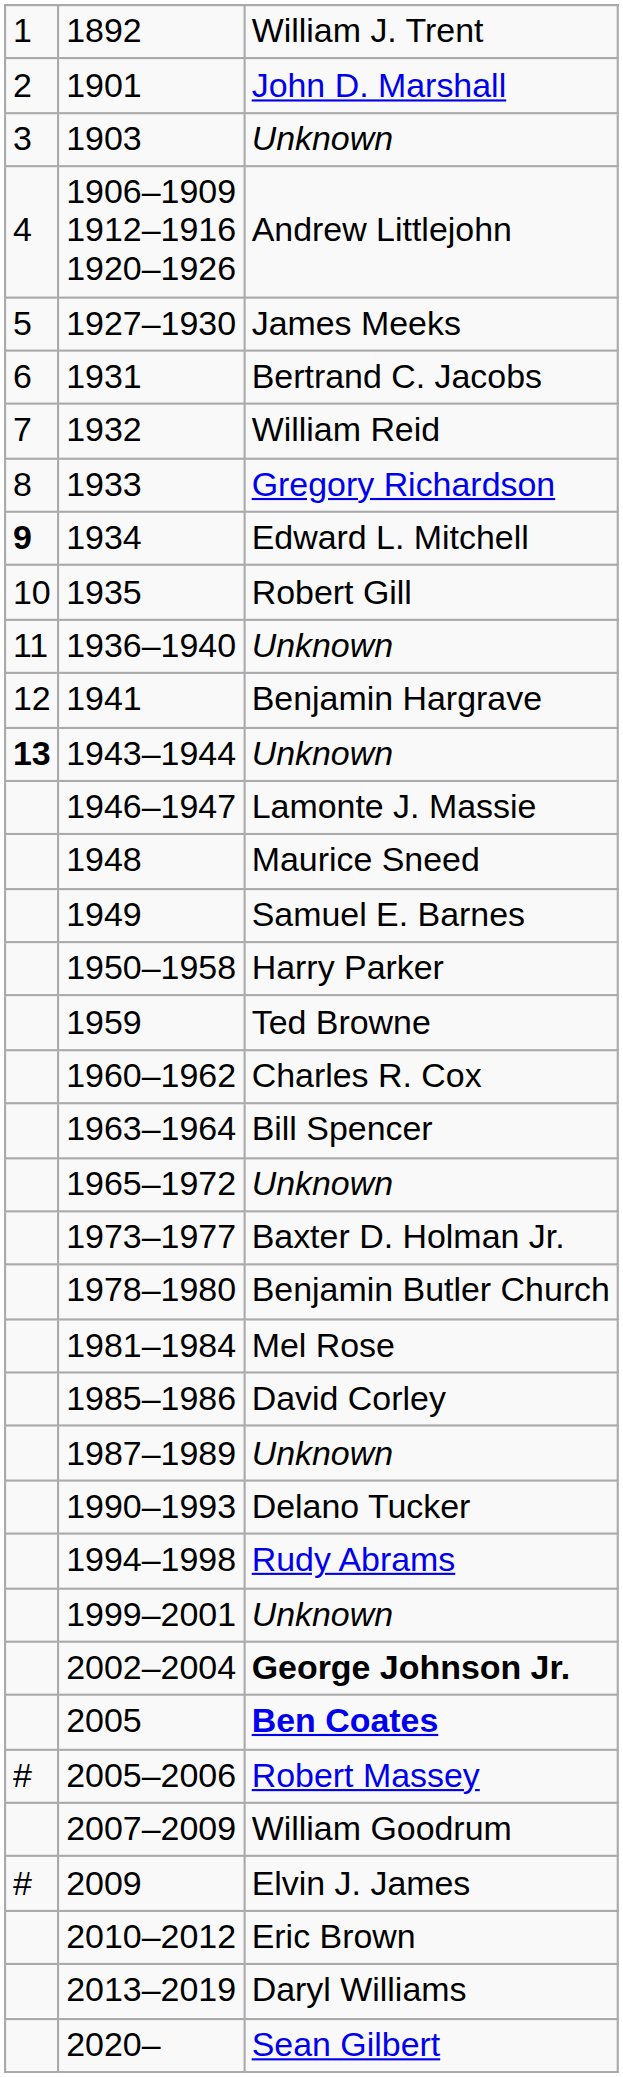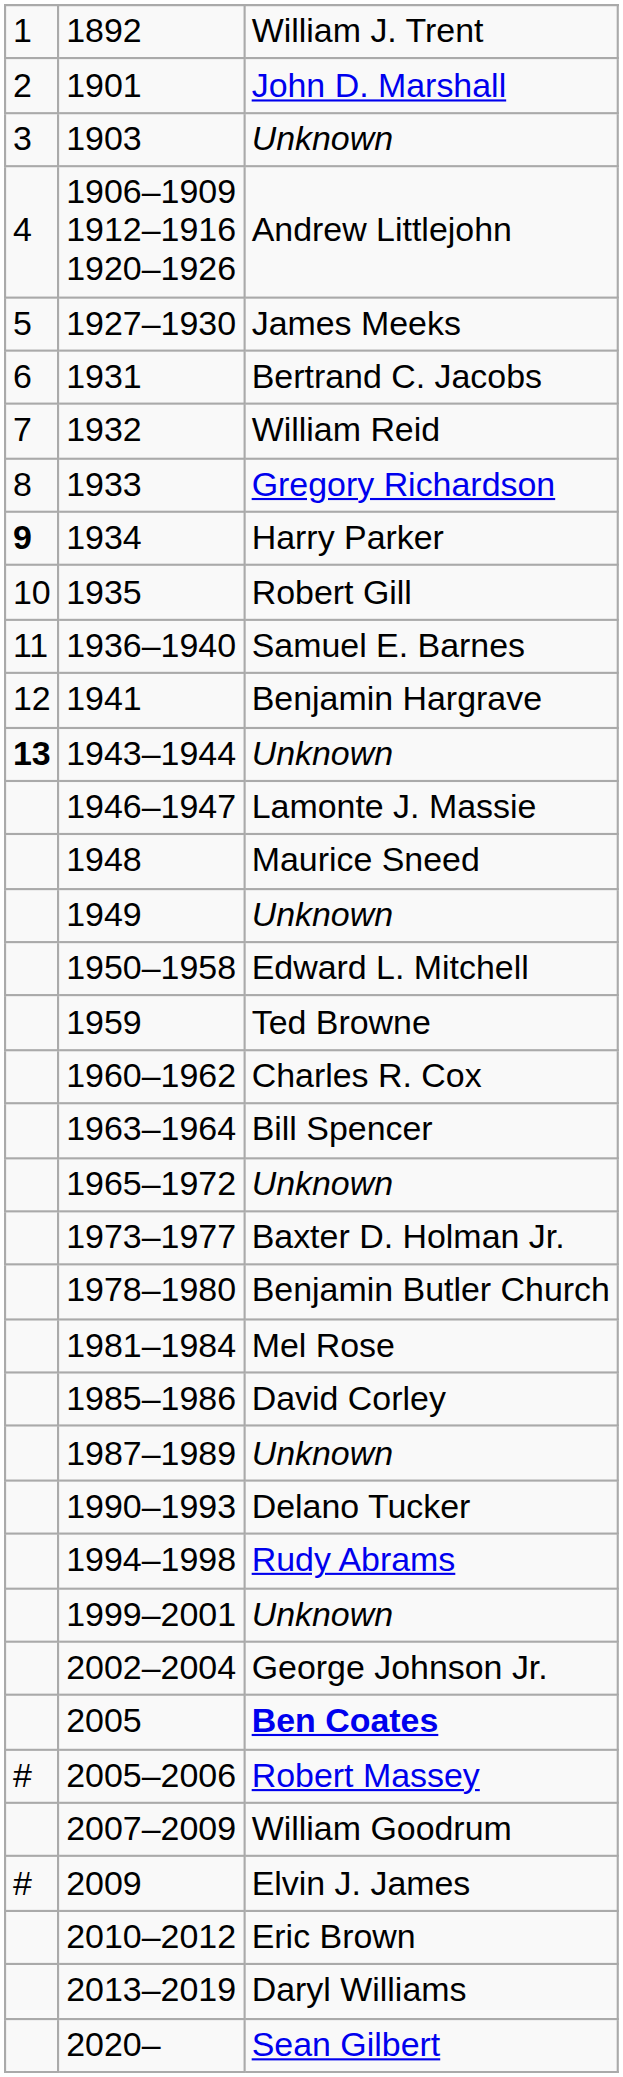(390, 538) Edward L. Mitchell -> (348, 538) Harry Parker
(322, 645) Unknown -> (388, 645) Samuel E. Barnes
(388, 914) Samuel E. Barnes -> (322, 914) Unknown
(348, 968) Harry Parker -> (390, 968) Edward L. Mitchell
(411, 1667) bold -> (400, 1667) normal
